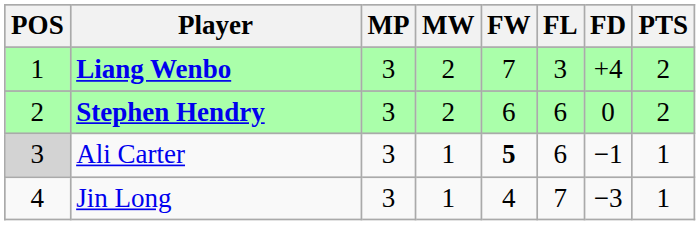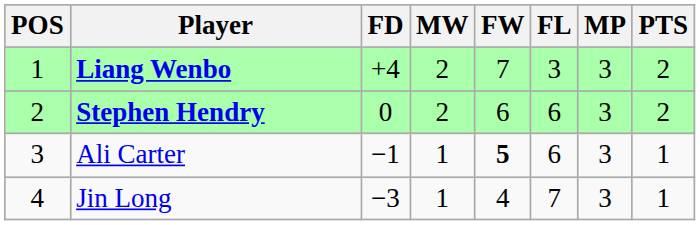columns swapped: (388, 25) <-> (608, 25)
(37, 154) lightgrey background -> (37, 154) no background
